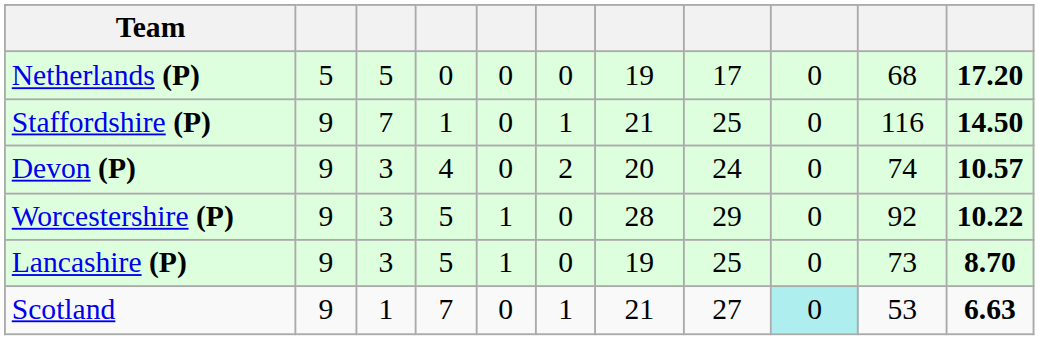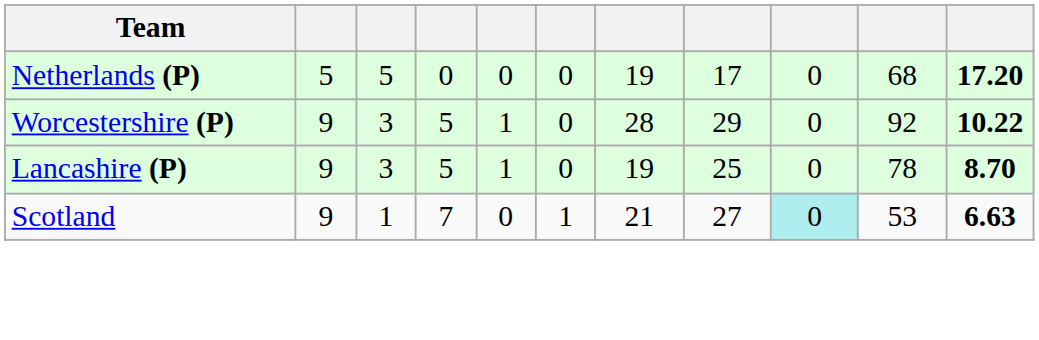- row: (111, 121)
- row: (74, 168)
(902, 262) 73 -> (902, 168) 78
